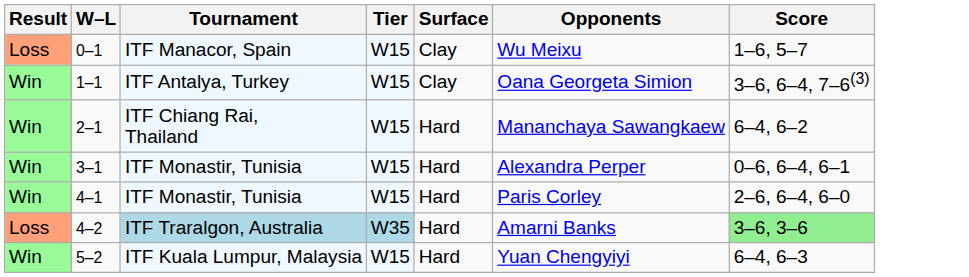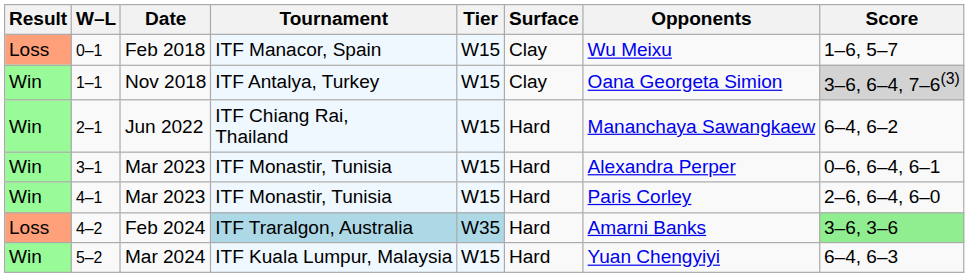+ column: (166, 19)
(802, 82) no background -> (892, 82) lightgrey background
